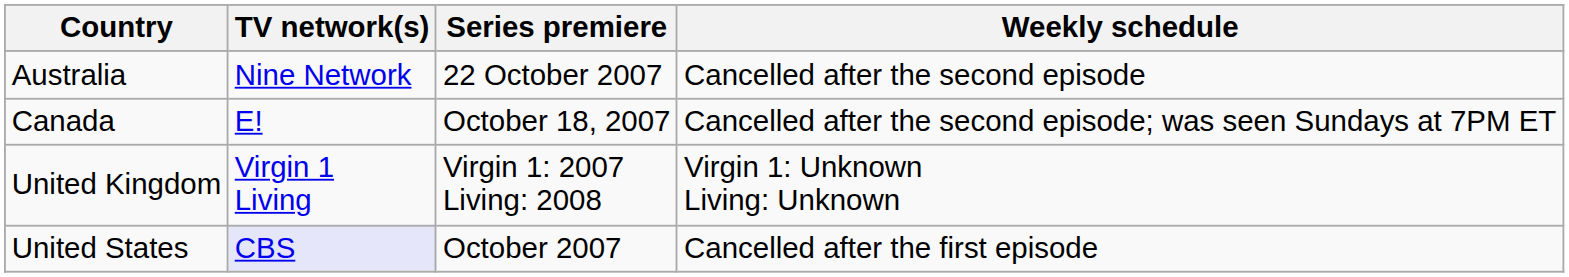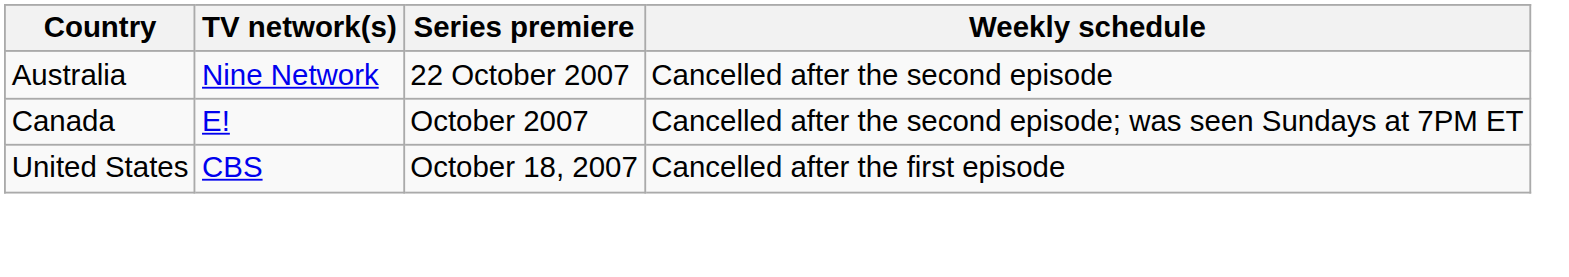(557, 121) October 18, 2007 -> (499, 121) October 2007
- row: (116, 184)
(265, 247) lavender background -> (232, 167) no background
(532, 247) October 2007 -> (524, 167) October 18, 2007
